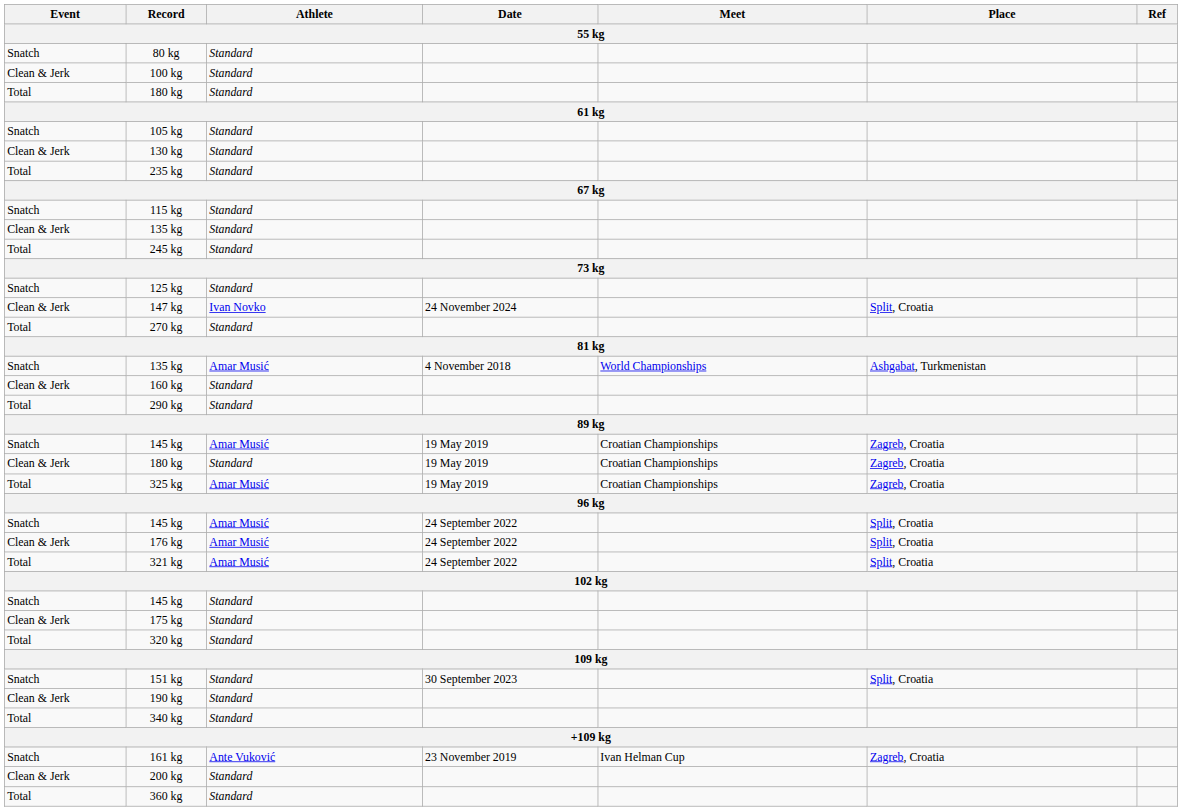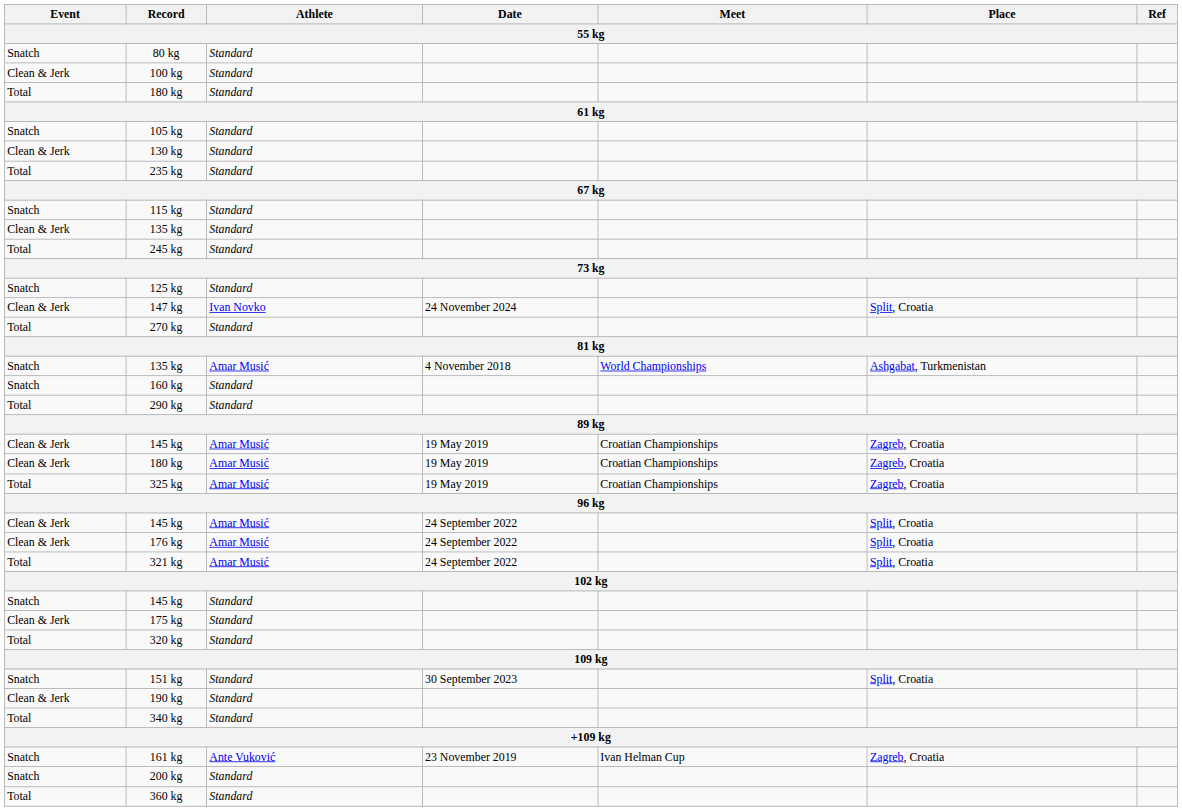(38, 385) Clean & Jerk -> (23, 385) Snatch
(23, 444) Snatch -> (38, 444) Clean & Jerk
(231, 464) Standard -> (239, 464) Amar Musić
(23, 522) Snatch -> (38, 522) Clean & Jerk
(38, 776) Clean & Jerk -> (23, 776) Snatch
